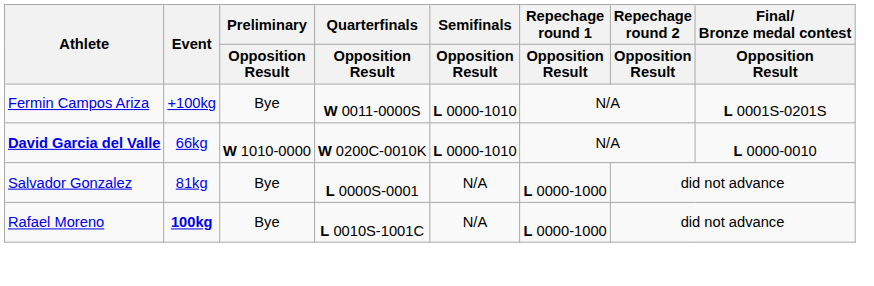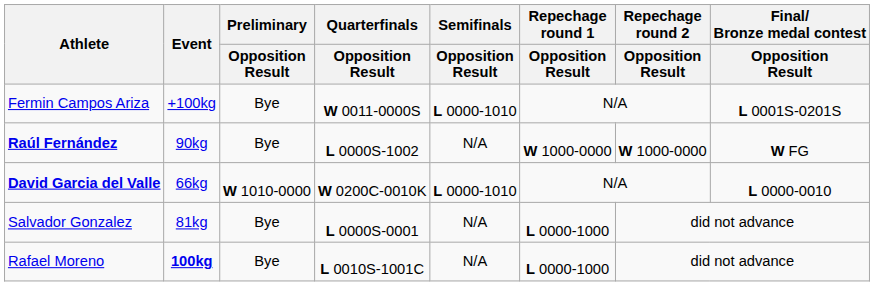+ row: (63, 143)
